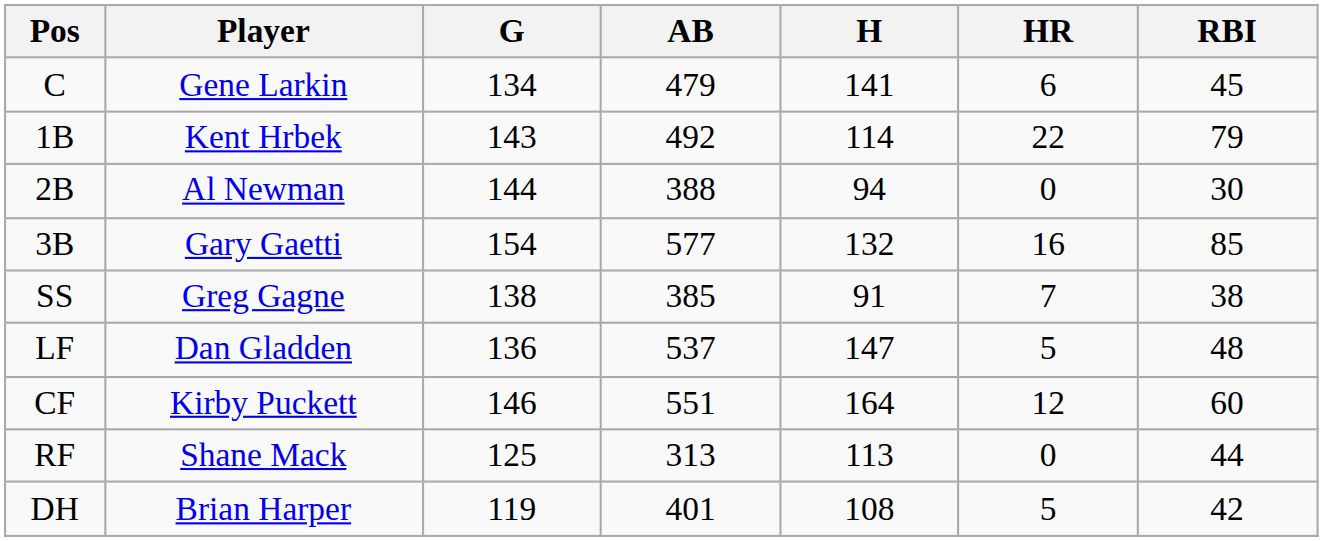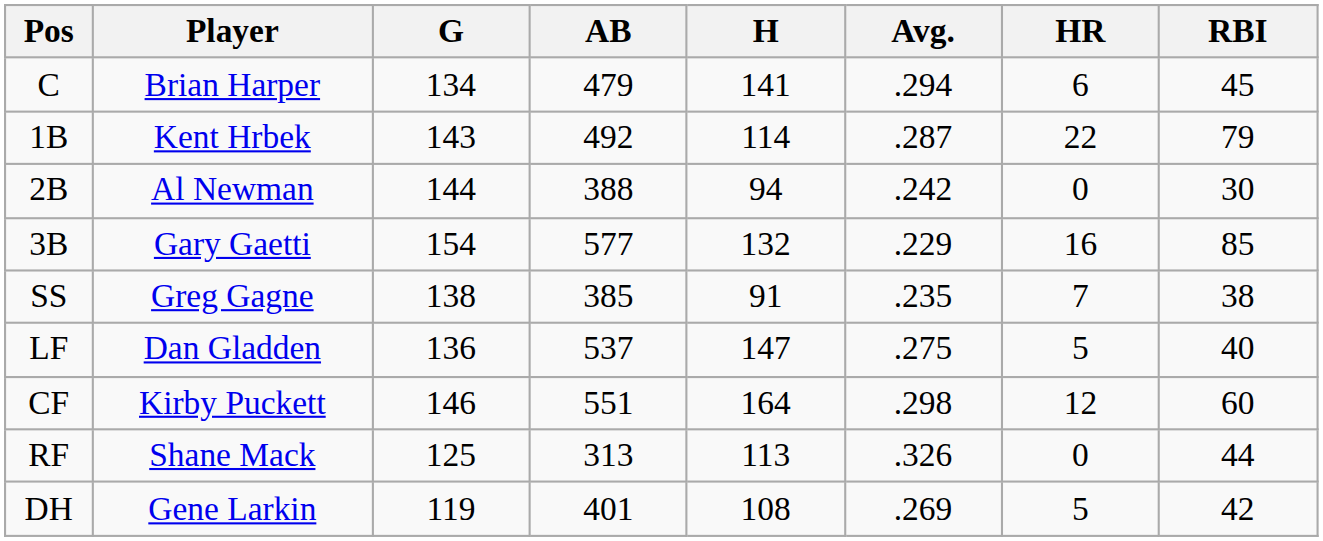+ column: (923, 31)
(263, 84) Gene Larkin -> (232, 84) Brian Harper
(1227, 349) 48 -> (1238, 349) 40
(263, 508) Brian Harper -> (232, 508) Gene Larkin
